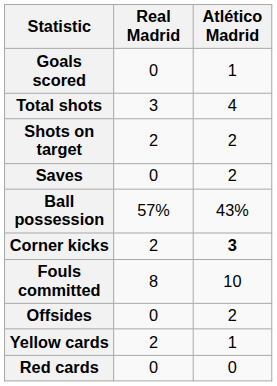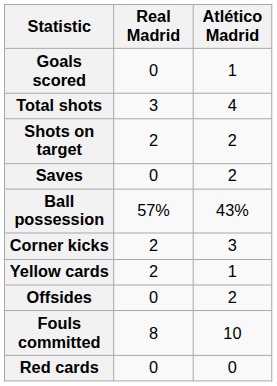(232, 246) bold -> (232, 246) normal
rows swapped: (59, 281) <-> (59, 342)
